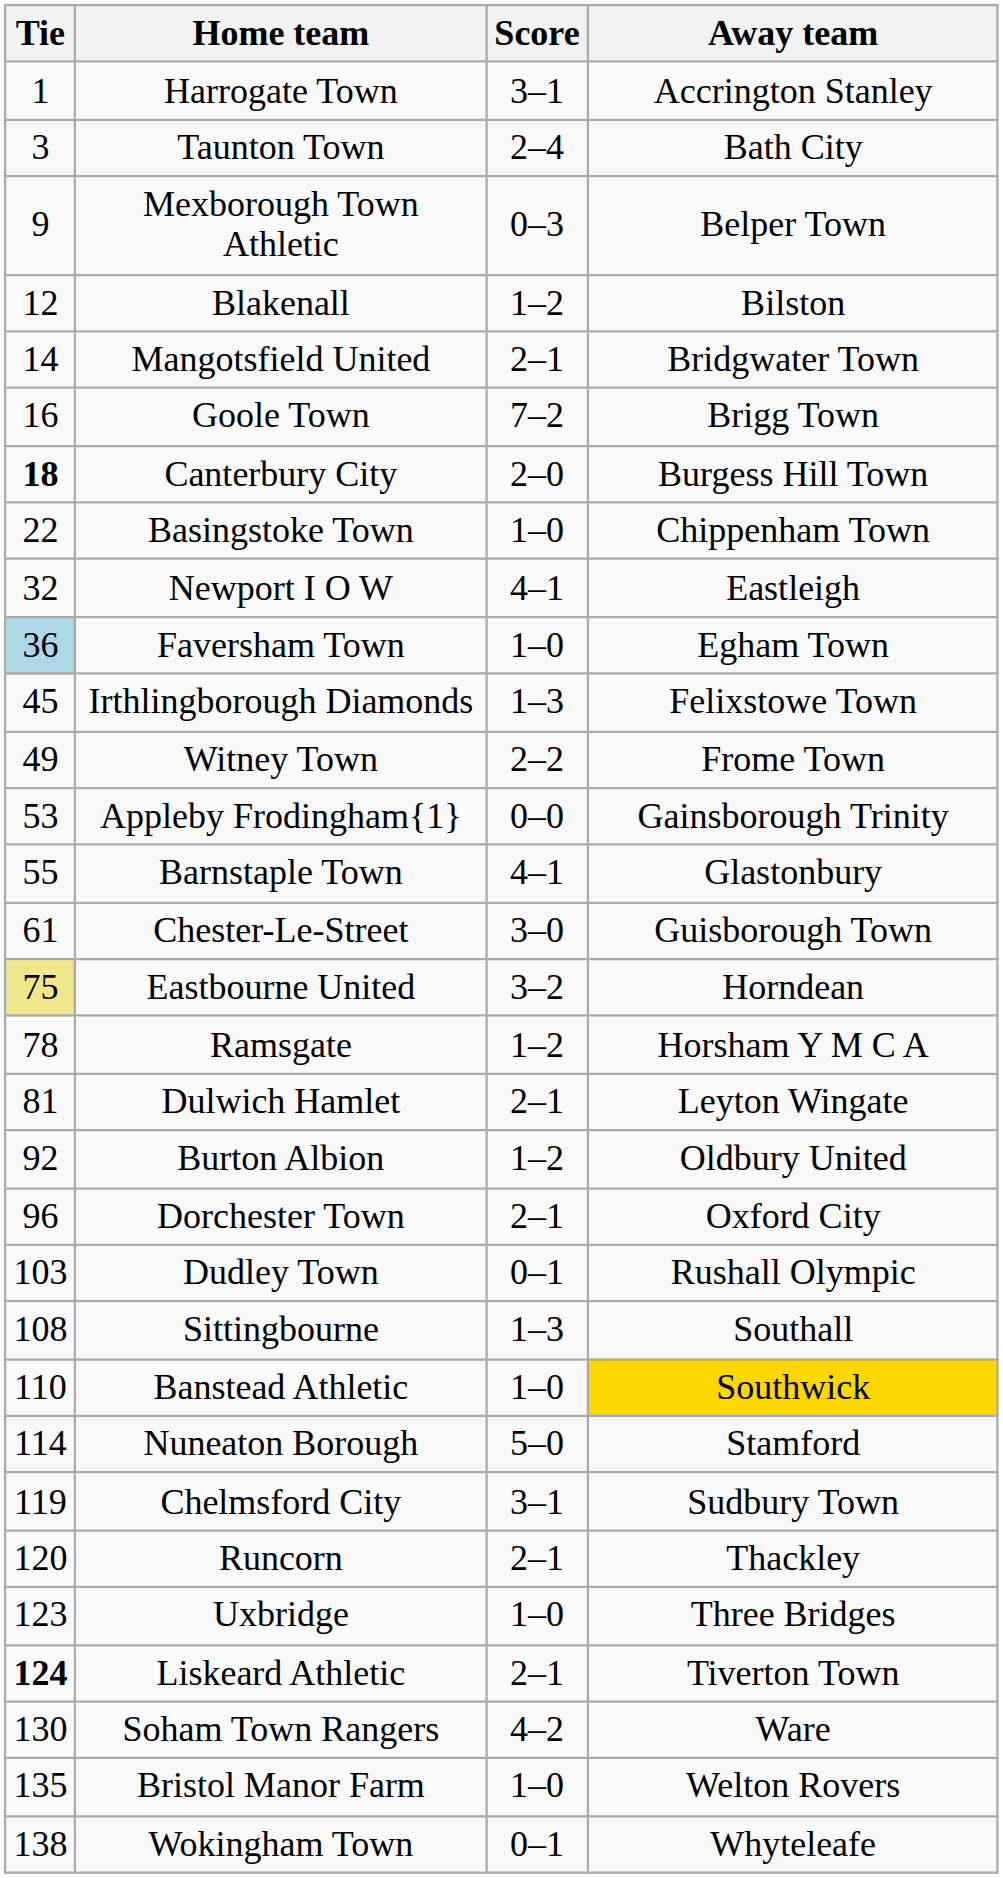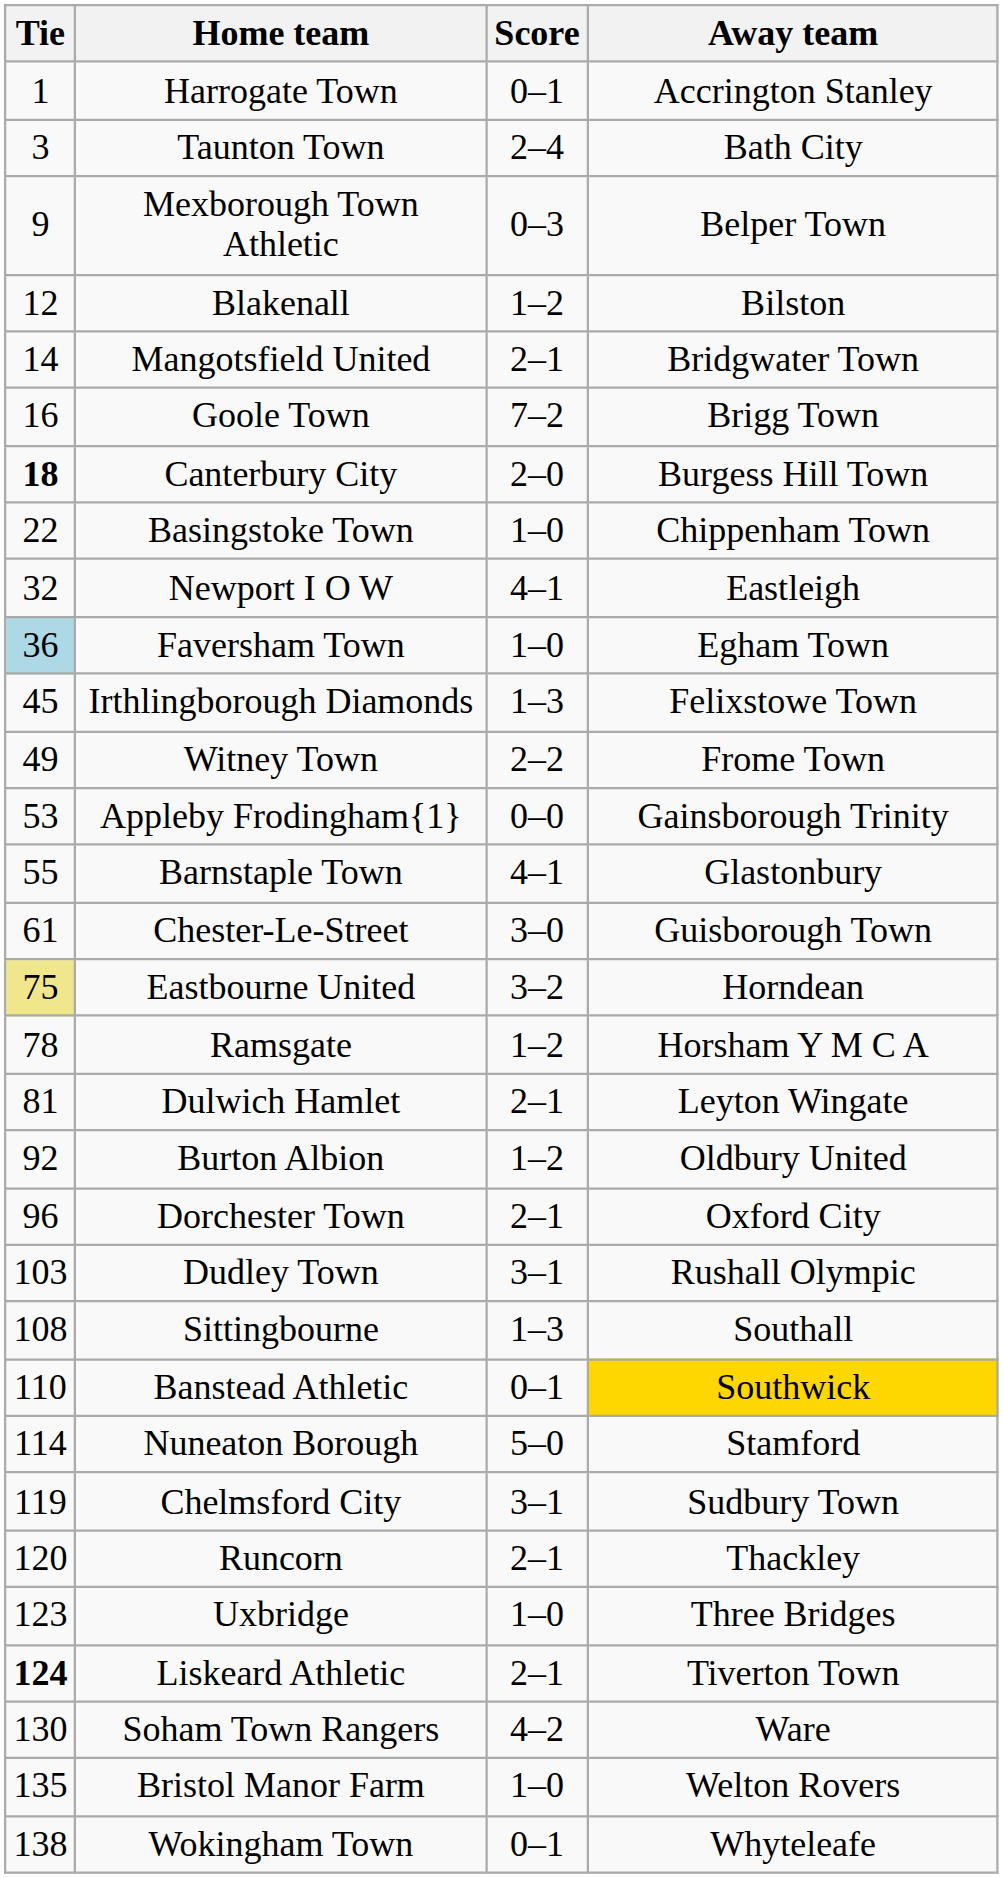(537, 90) 3–1 -> (537, 90) 0–1
(537, 1272) 0–1 -> (537, 1272) 3–1
(537, 1386) 1–0 -> (537, 1386) 0–1
